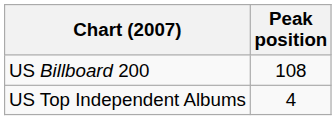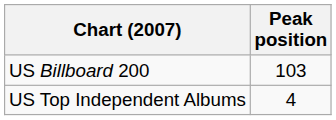(291, 70) 108 -> (291, 70) 103
